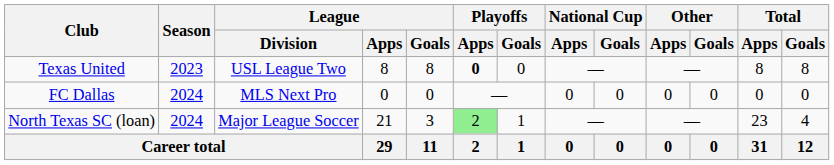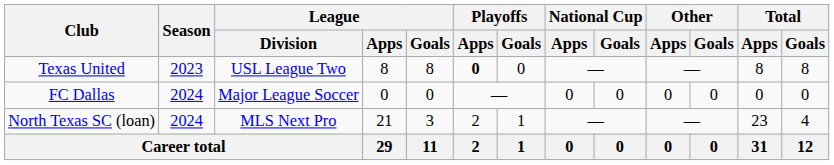(288, 95) MLS Next Pro -> (288, 95) Major League Soccer
(288, 120) Major League Soccer -> (288, 120) MLS Next Pro
(476, 120) lightgreen background -> (476, 120) no background
